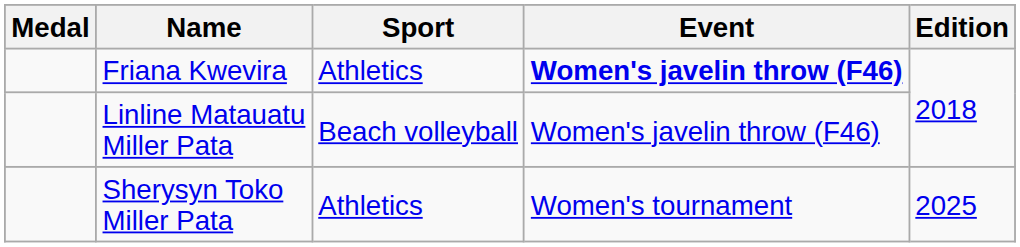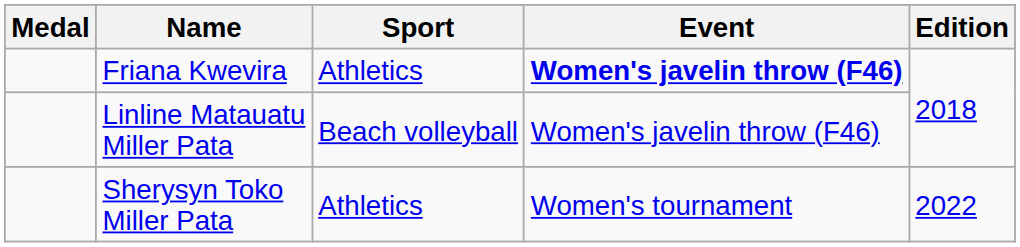(946, 205) 2025 -> (946, 205) 2022
